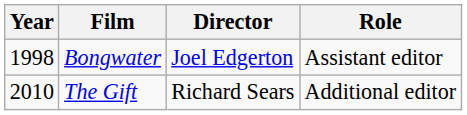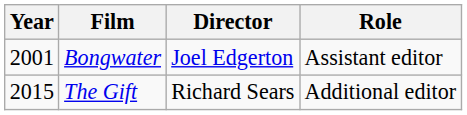(32, 57) 1998 -> (32, 57) 2001
(32, 92) 2010 -> (32, 92) 2015
